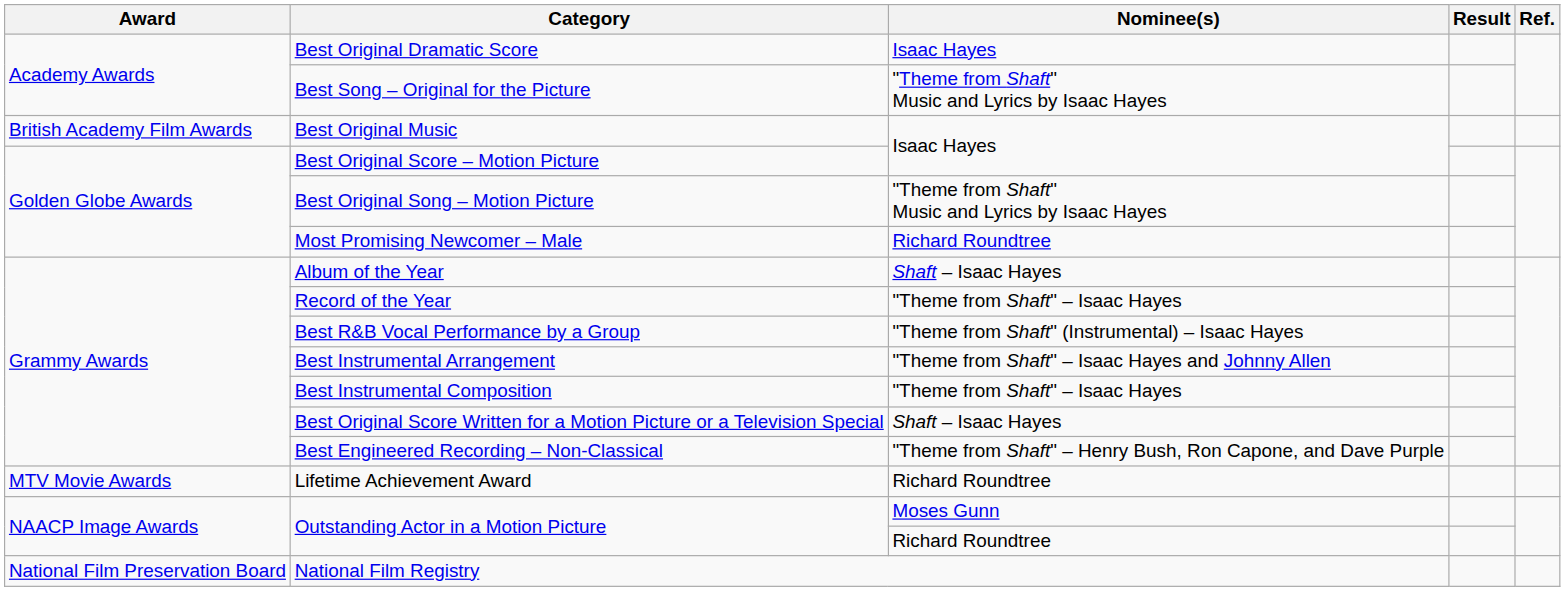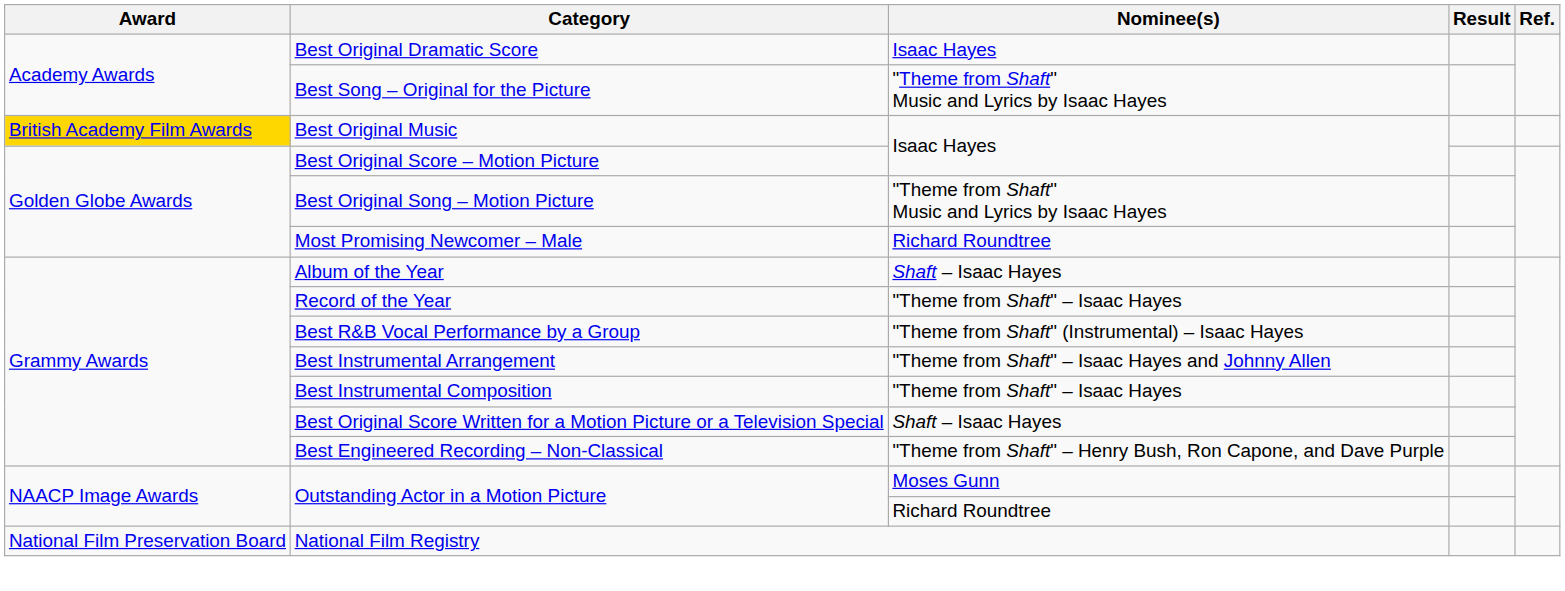(130, 130) no background -> (130, 130) gold background
- row: (413, 481)
